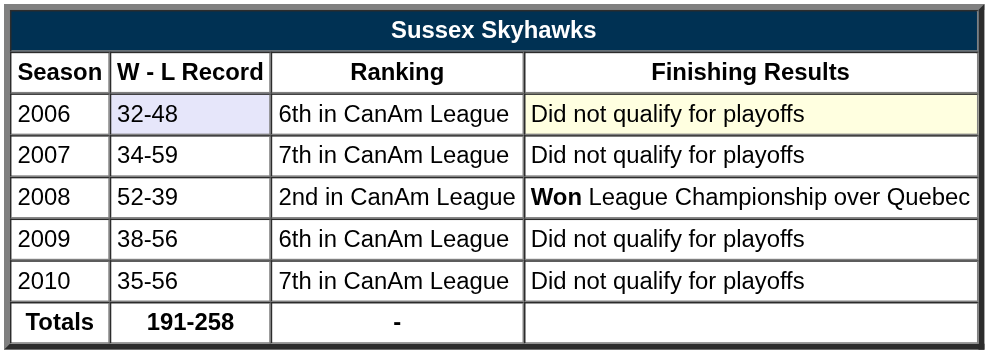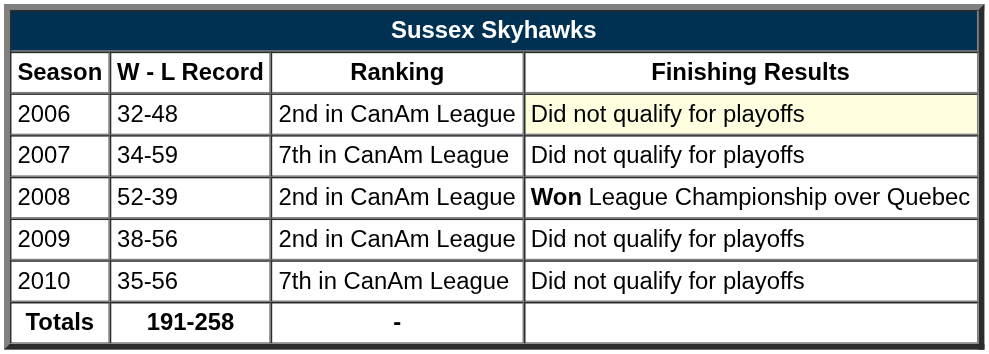(148, 114) lavender background -> (148, 114) no background
(394, 114) 6th in CanAm League -> (397, 114) 2nd in CanAm League
(394, 239) 6th in CanAm League -> (397, 239) 2nd in CanAm League
